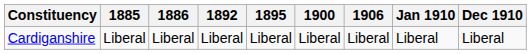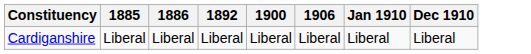- column: (271, 15)
